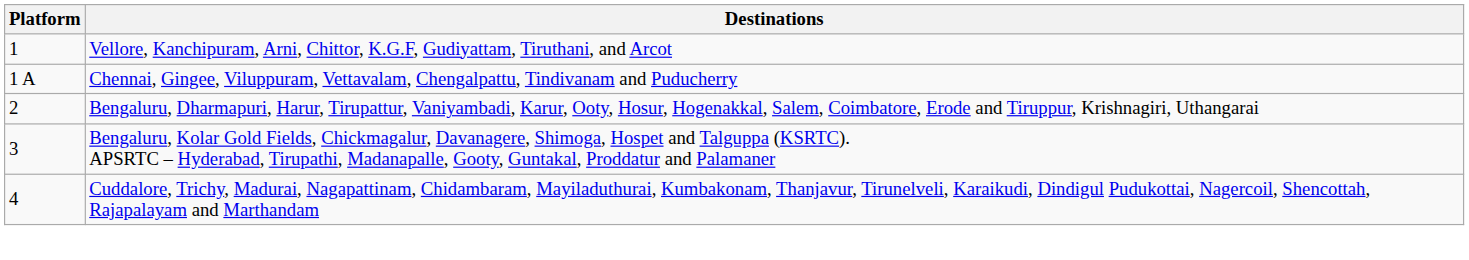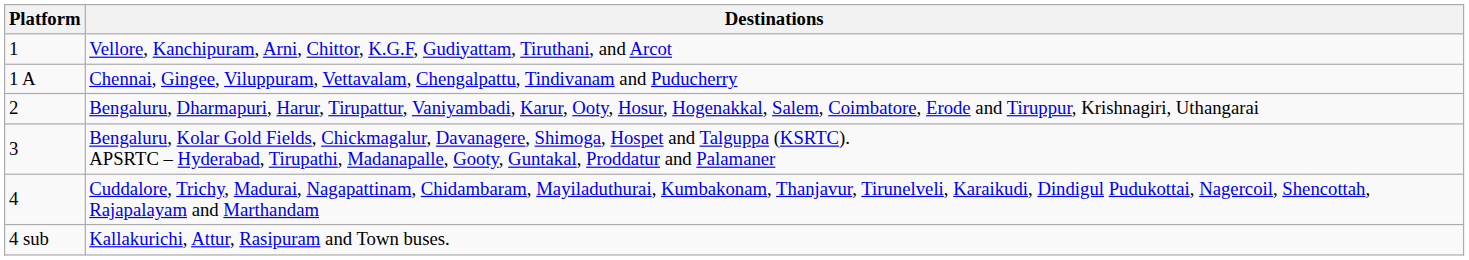+ row: (270, 239)
